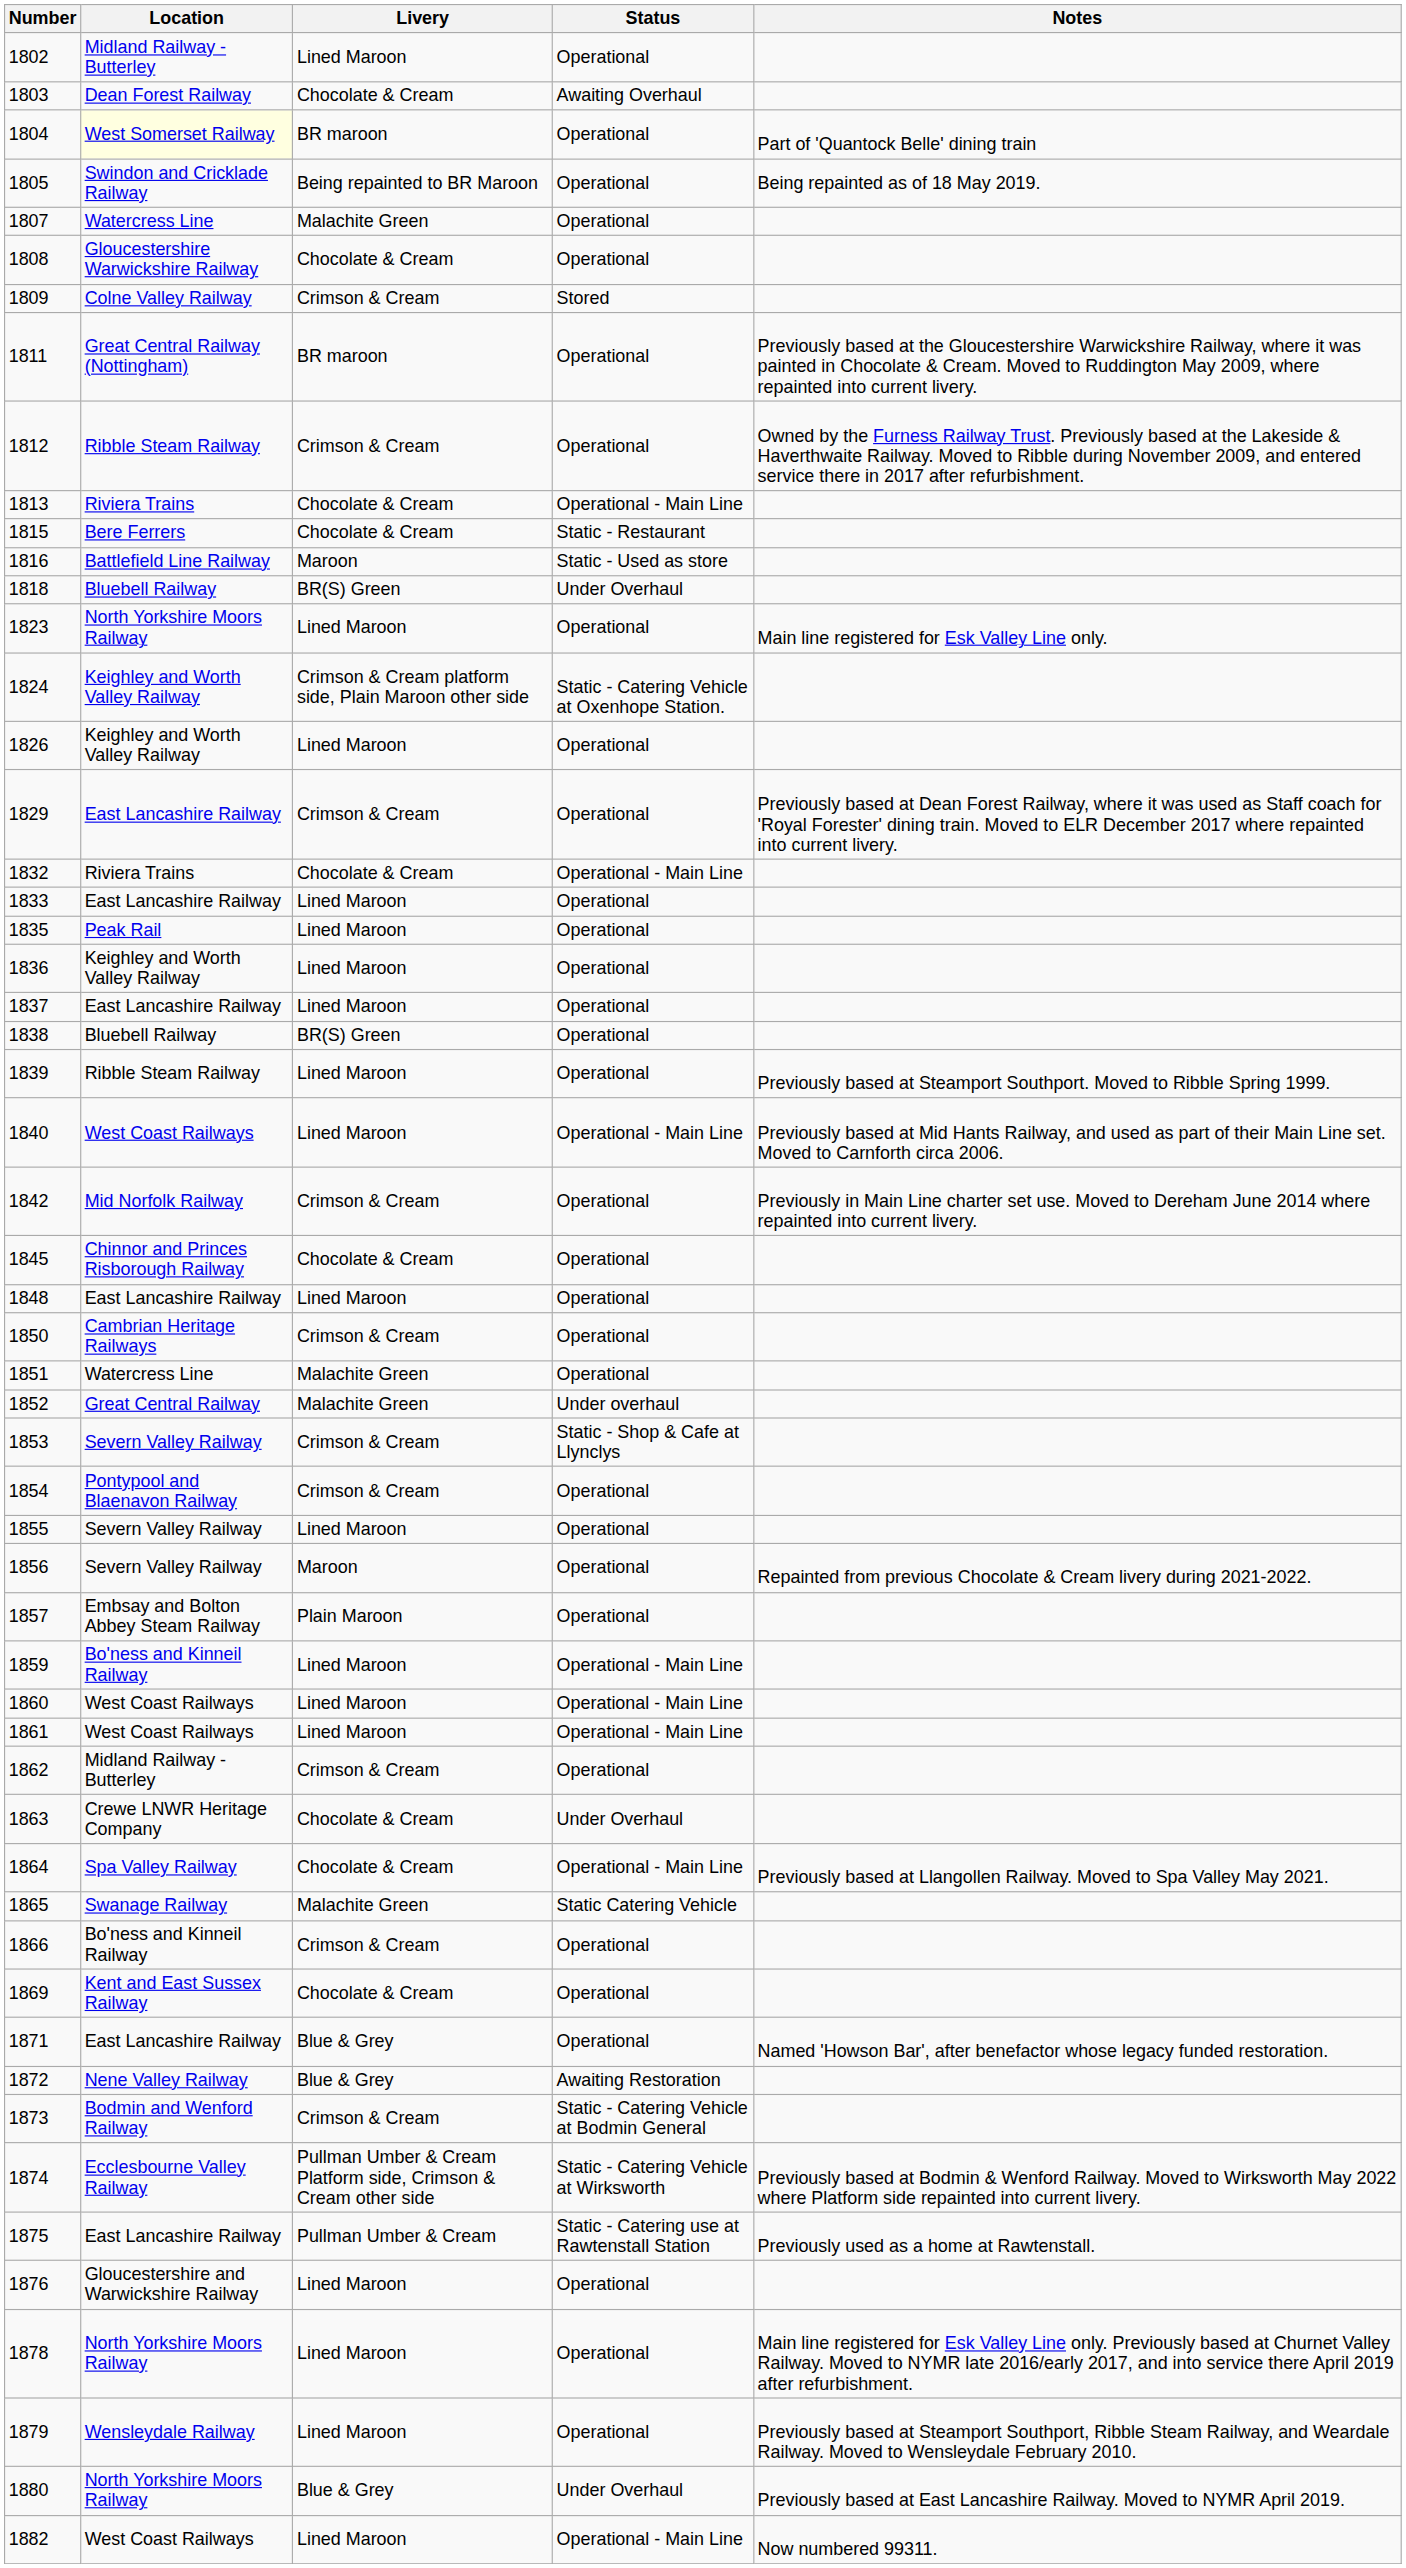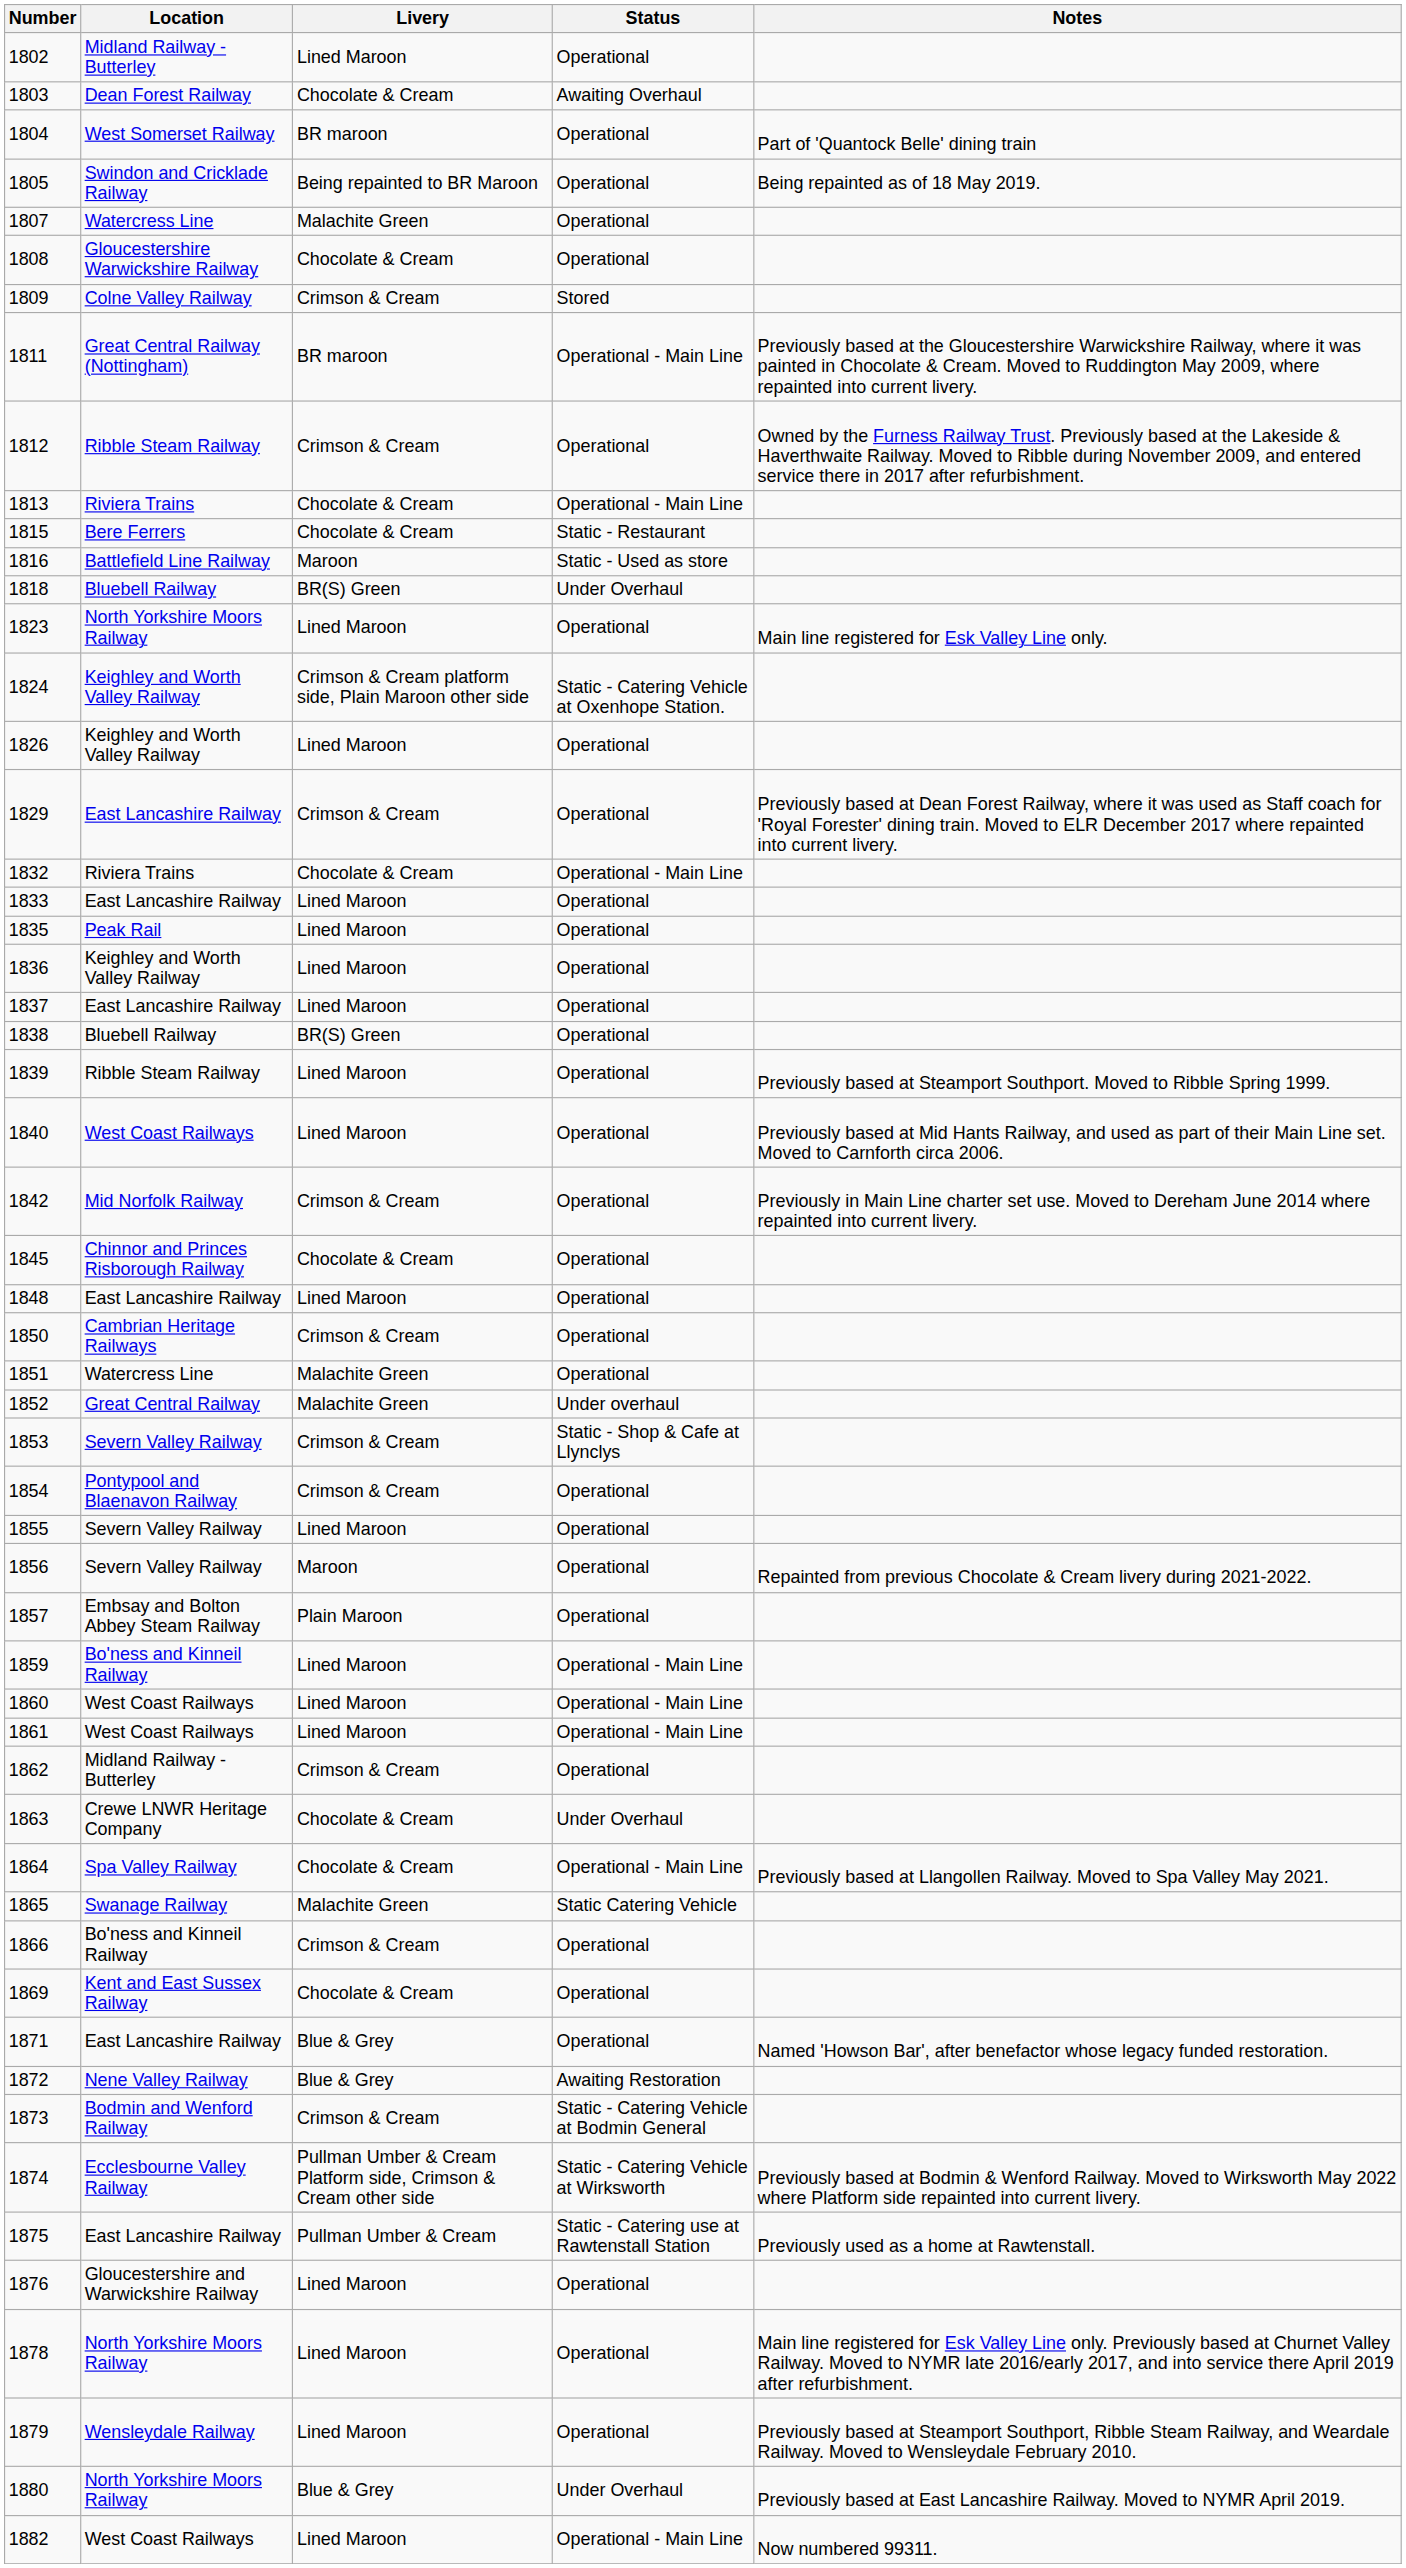(180, 134) lightyellow background -> (180, 134) no background
(603, 356) Operational -> (650, 356) Operational - Main Line
(650, 1132) Operational - Main Line -> (603, 1132) Operational
